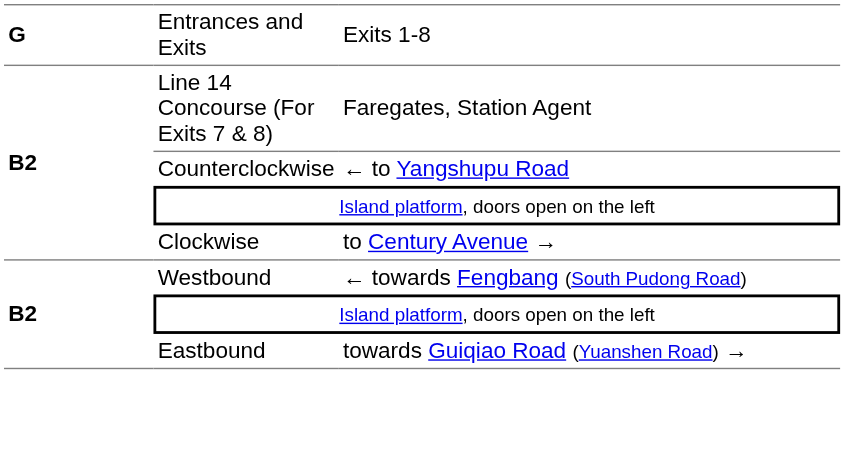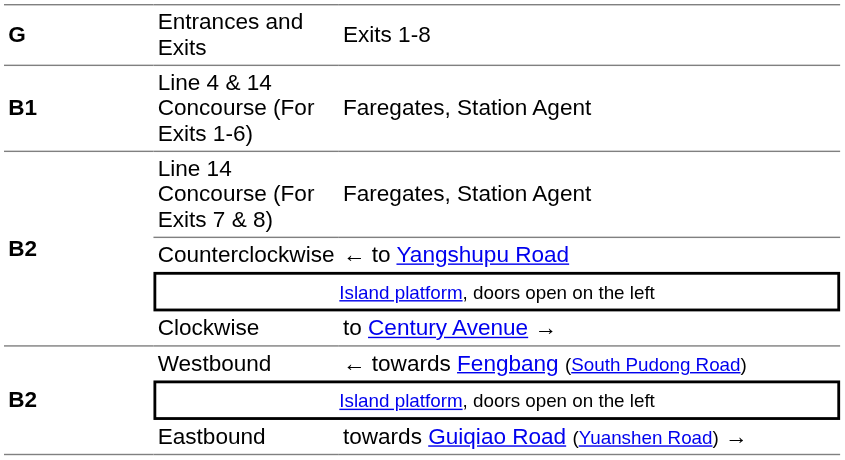+ row: (236, 108)
